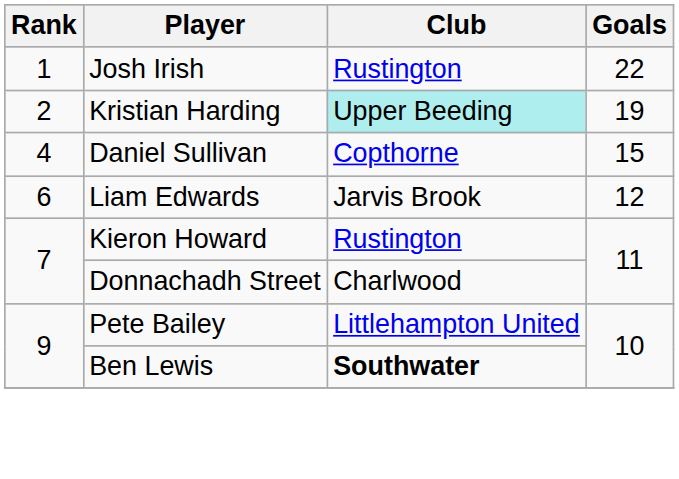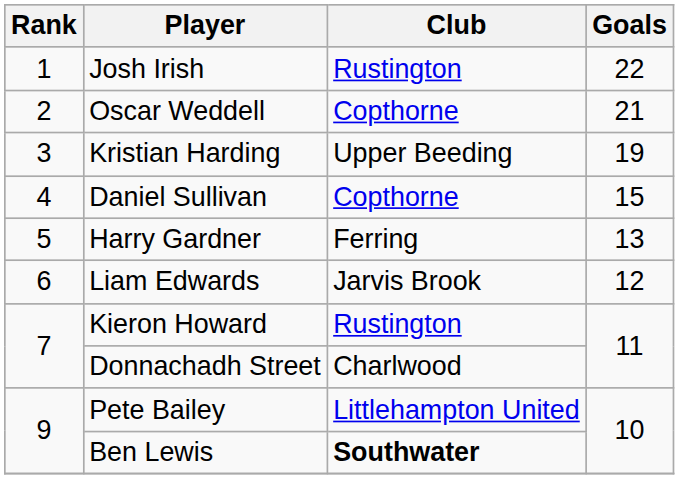+ row: (177, 111)
(44, 111) 2 -> (44, 153) 3
(423, 111) paleturquoise background -> (423, 153) no background
+ row: (175, 238)
